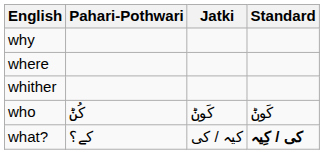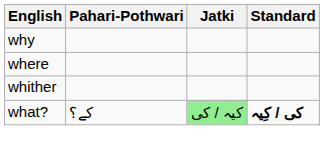- row: (22, 112)
(217, 137) no background -> (217, 112) lightgreen background
